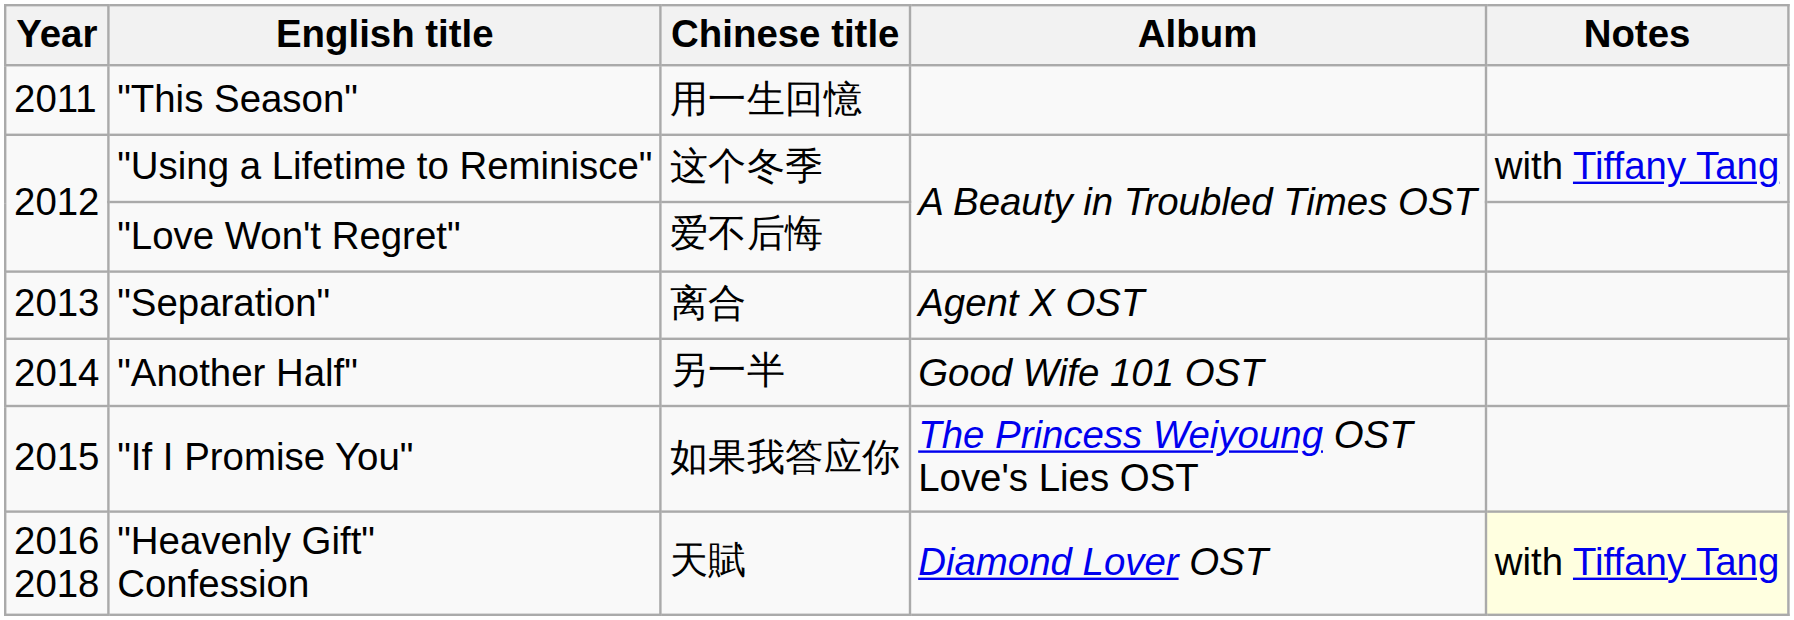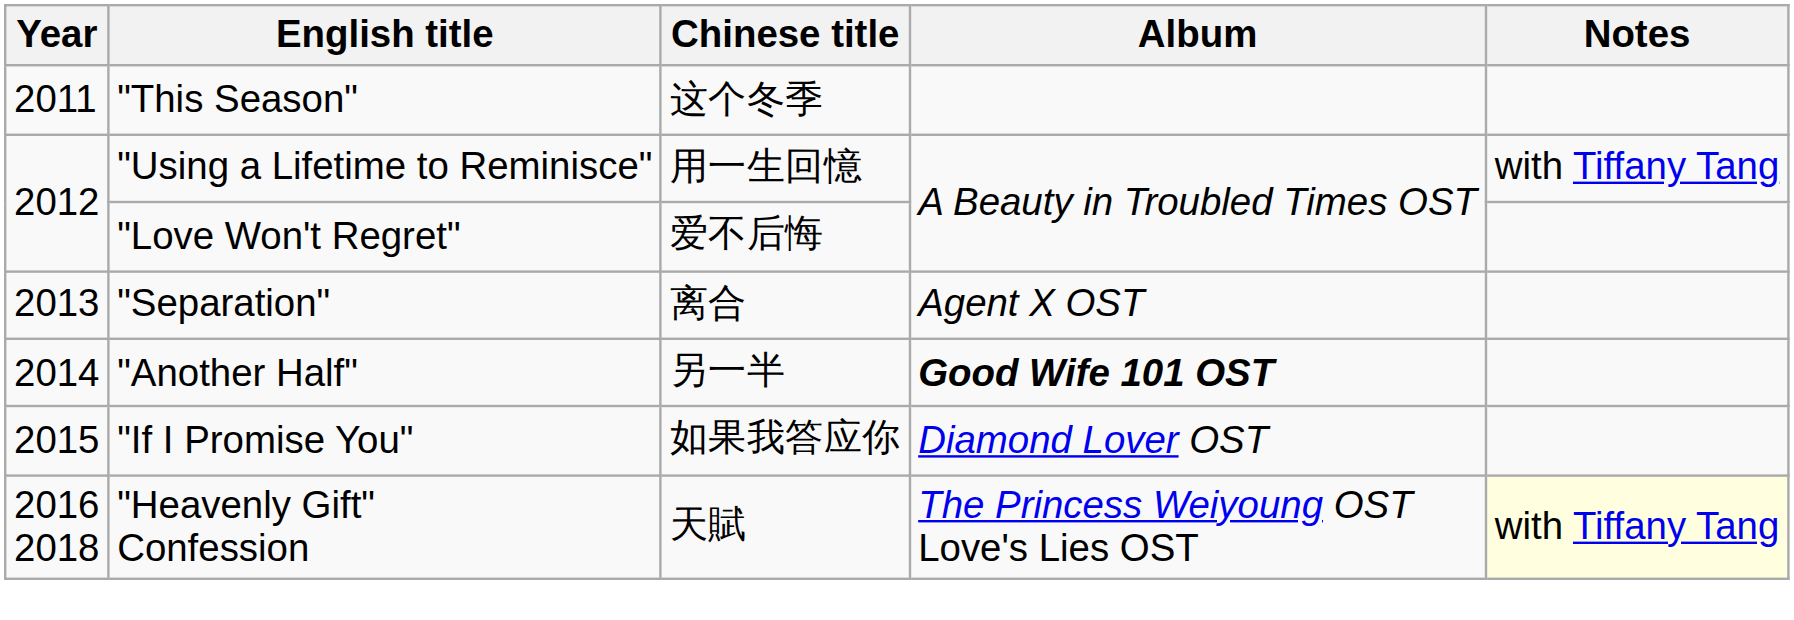(766, 98) 用一生回憶 -> (747, 98) 这个冬季
(747, 166) 这个冬季 -> (766, 166) 用一生回憶
(1091, 371) normal -> (1096, 371) bold
(1165, 457) The Princess Weiyoung OST Love's Lies OST -> (1093, 439) Diamond Lover OST
(1093, 562) Diamond Lover OST -> (1165, 526) The Princess Weiyoung OST Love's Lies OST
